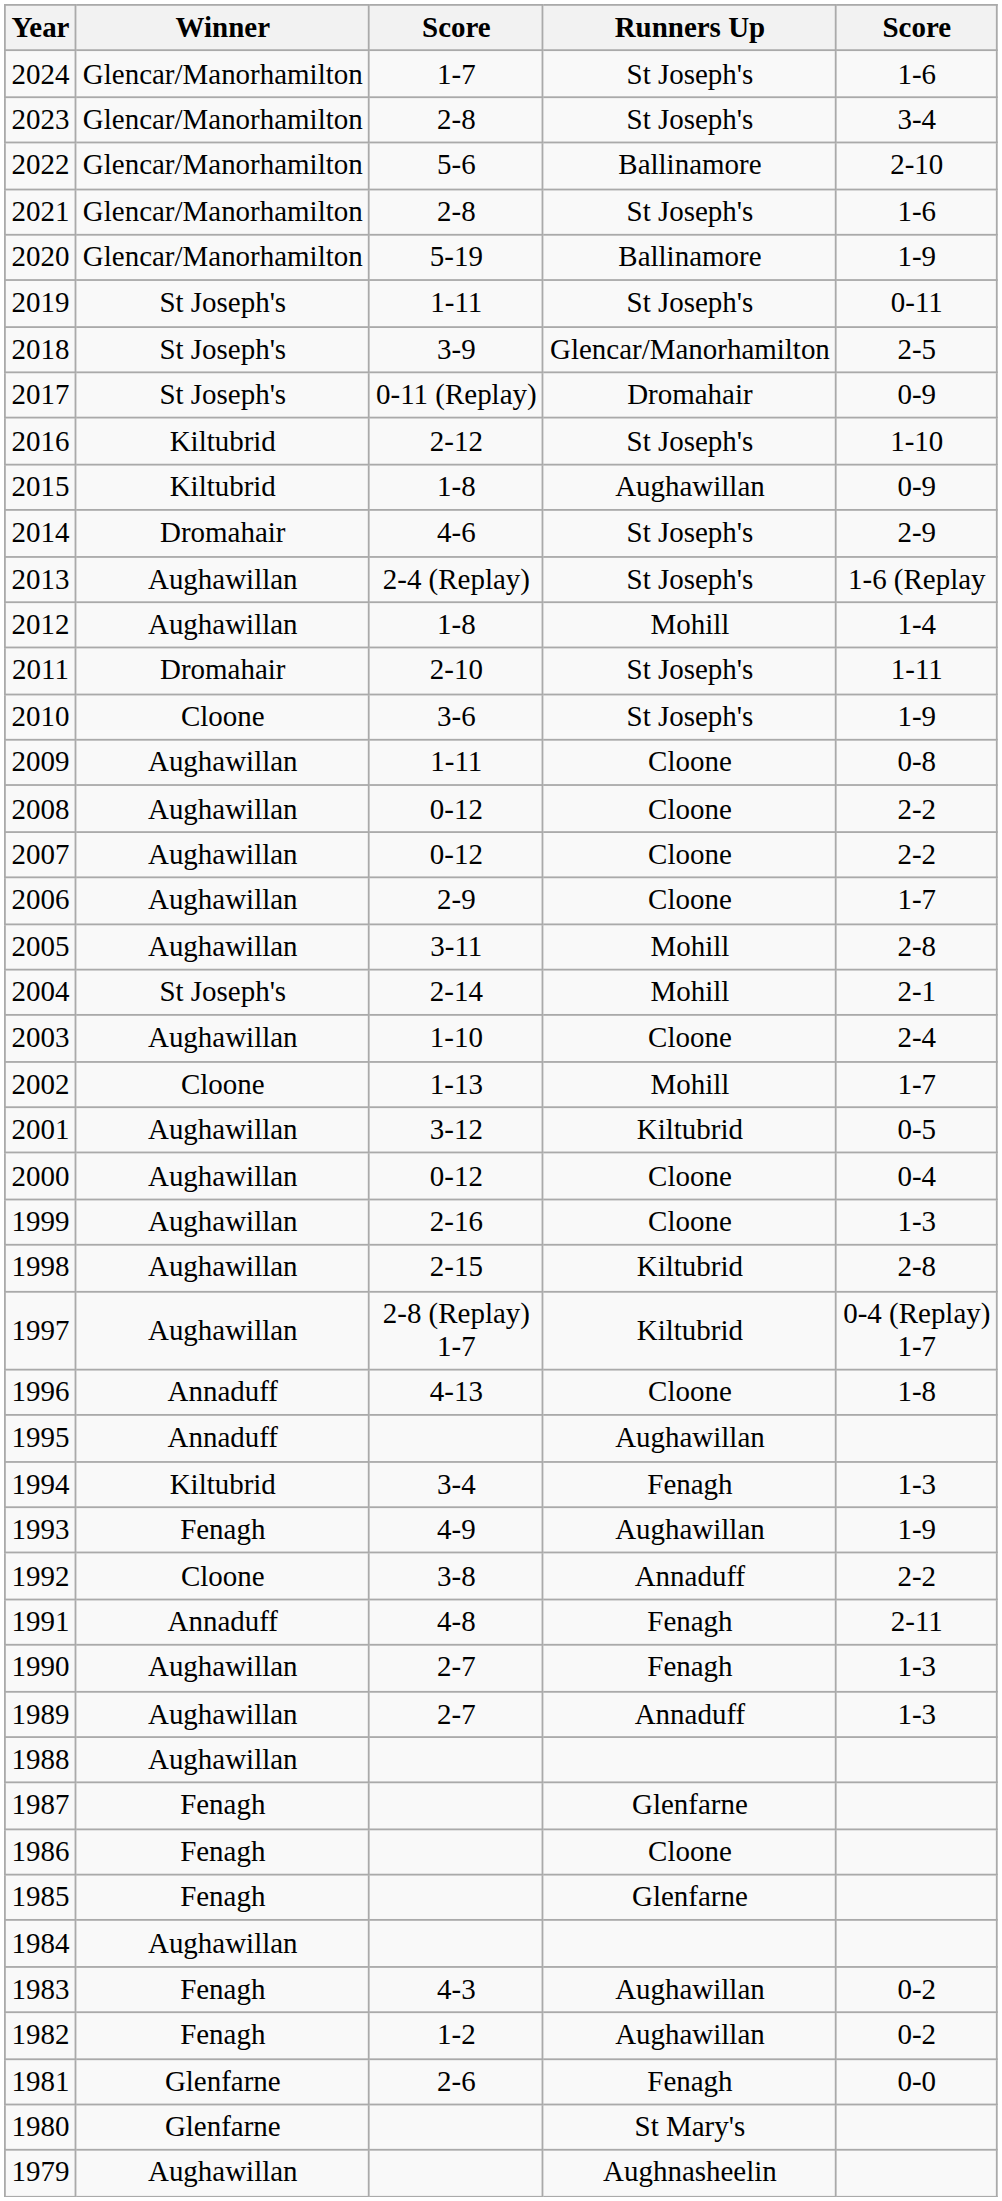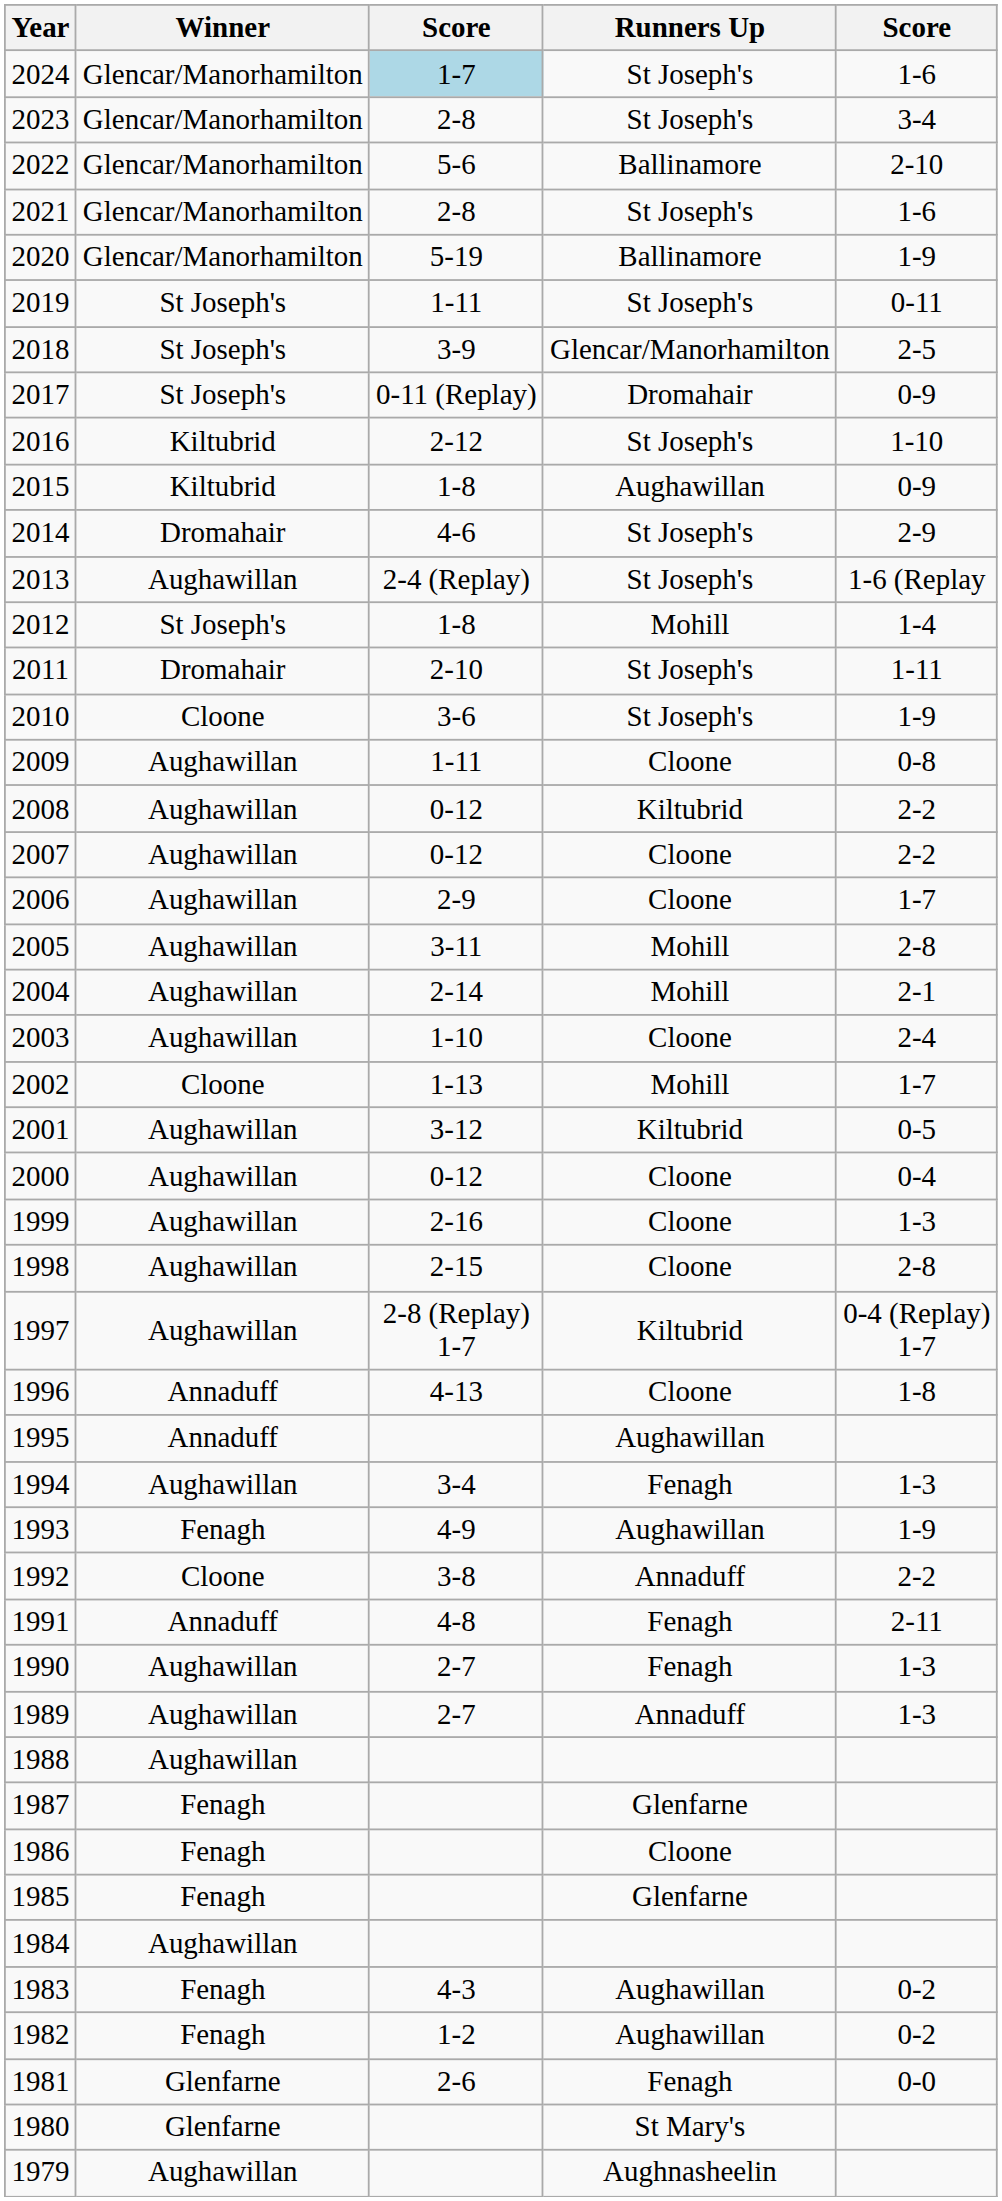(456, 73) no background -> (456, 73) lightblue background
(223, 624) Aughawillan -> (223, 624) St Joseph's
(690, 808) Cloone -> (690, 808) Kiltubrid
(223, 991) St Joseph's -> (223, 991) Aughawillan
(690, 1267) Kiltubrid -> (690, 1267) Cloone
(223, 1483) Kiltubrid -> (223, 1483) Aughawillan
